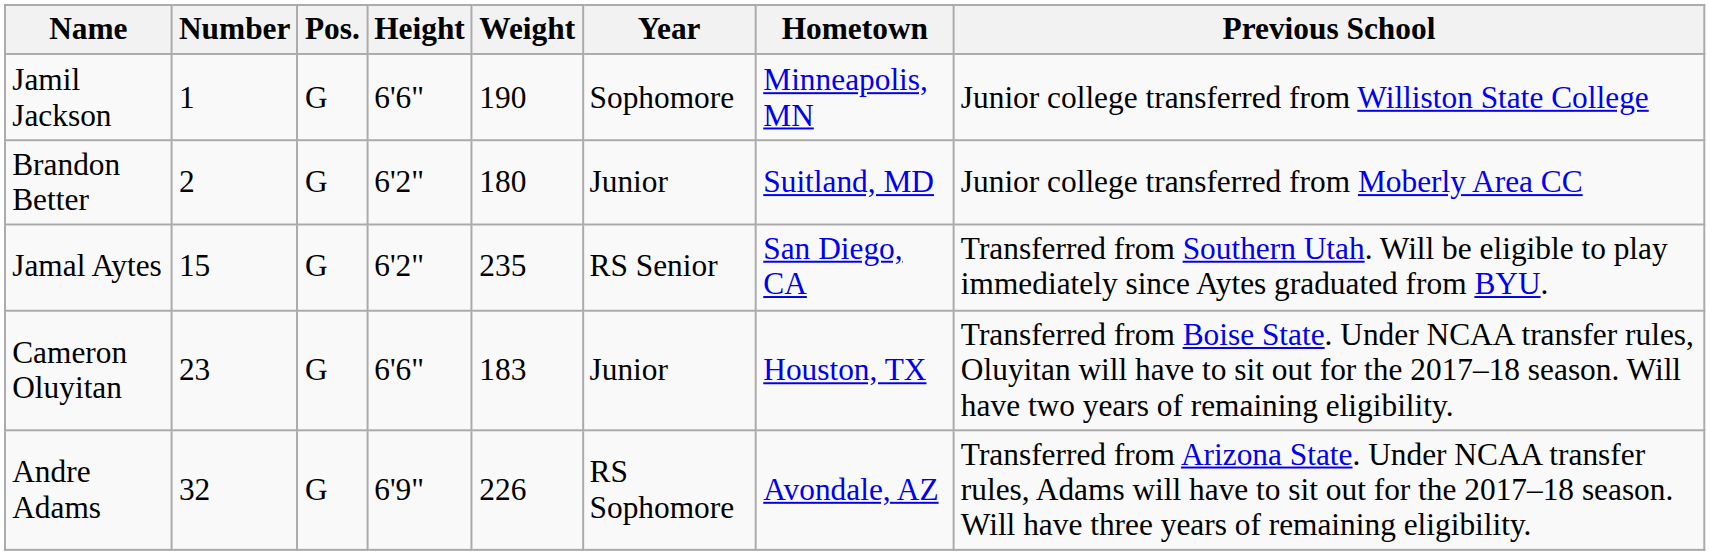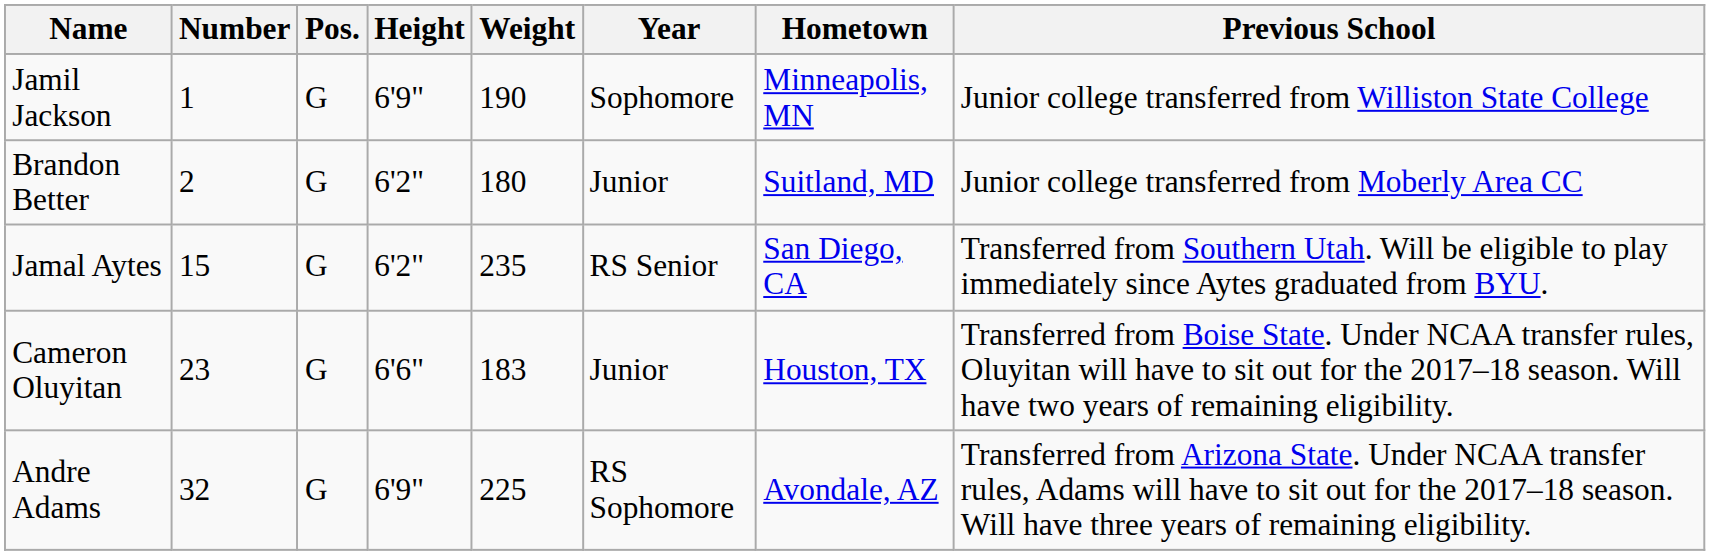(399, 96) 6'6" -> (399, 96) 6'9"
(503, 489) 226 -> (503, 489) 225
